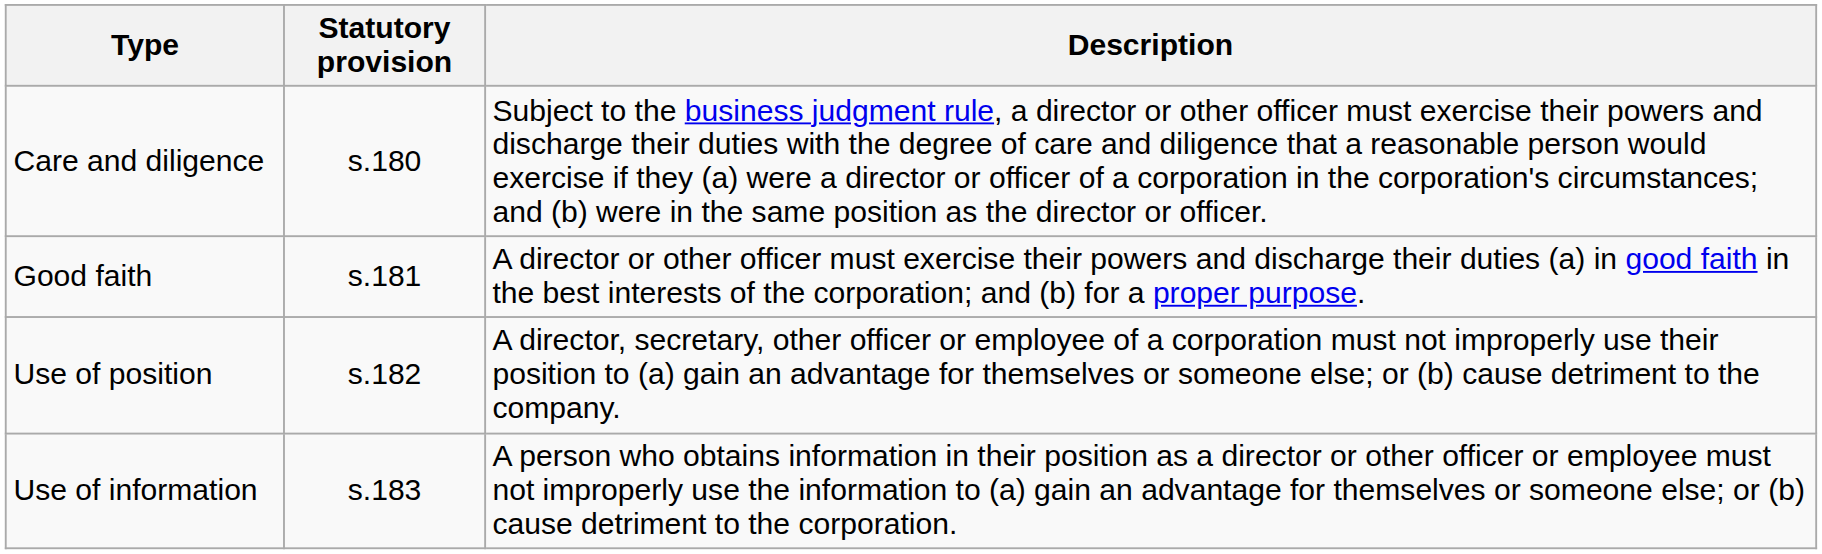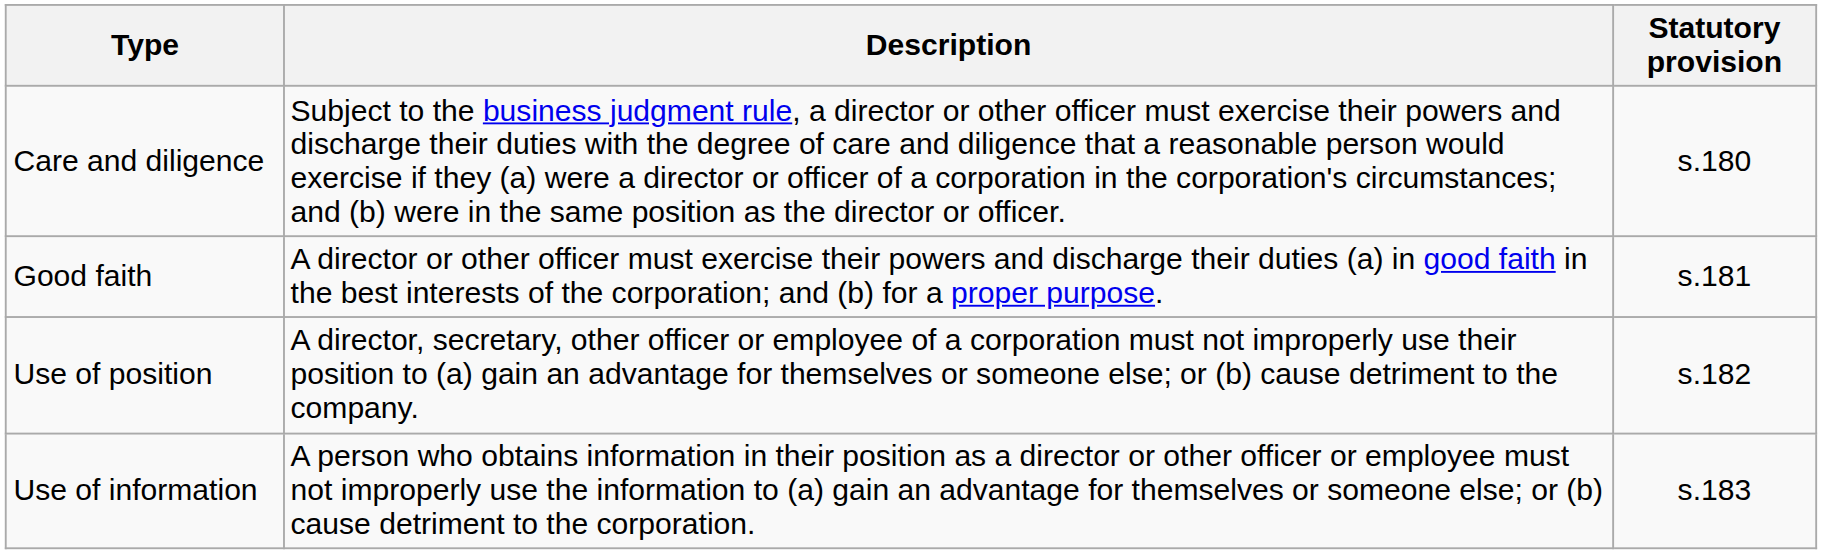columns swapped: (1150, 45) <-> (385, 45)
